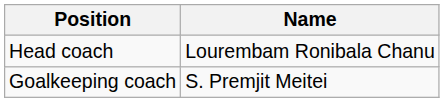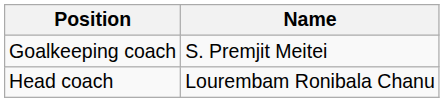rows swapped: (61, 50) <-> (93, 81)
